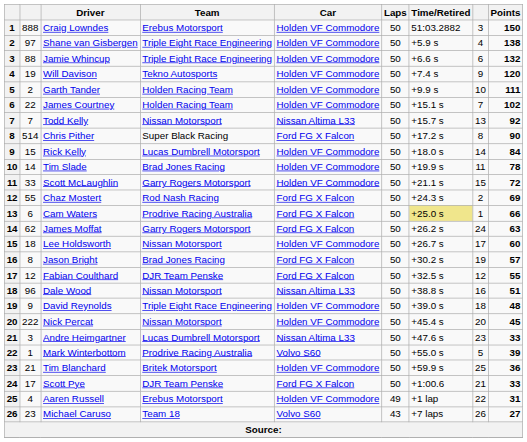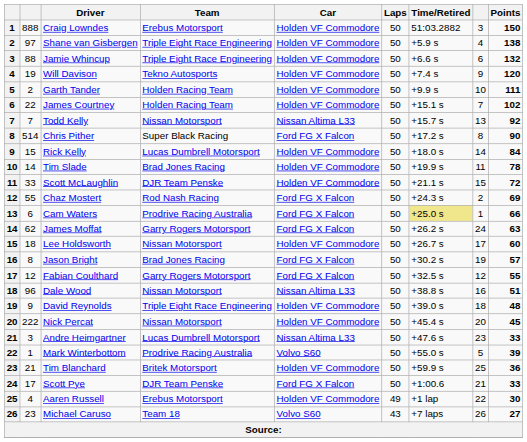(196, 183) Garry Rogers Motorsport -> (183, 183) DJR Team Penske
(183, 275) DJR Team Penske -> (196, 275) Garry Rogers Motorsport
(515, 399) 31 -> (515, 399) 30
